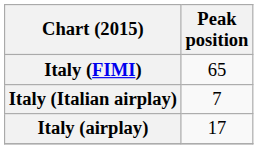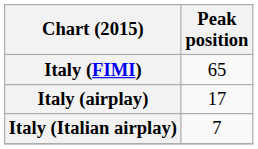rows swapped: (93, 128) <-> (93, 98)
